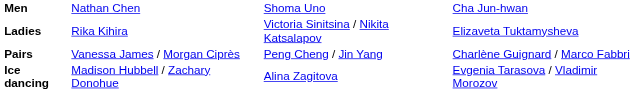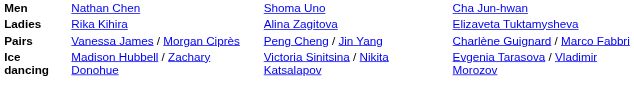(326, 31) Victoria Sinitsina / Nikita Katsalapov -> (301, 24) Alina Zagitova
(301, 76) Alina Zagitova -> (326, 63) Victoria Sinitsina / Nikita Katsalapov
